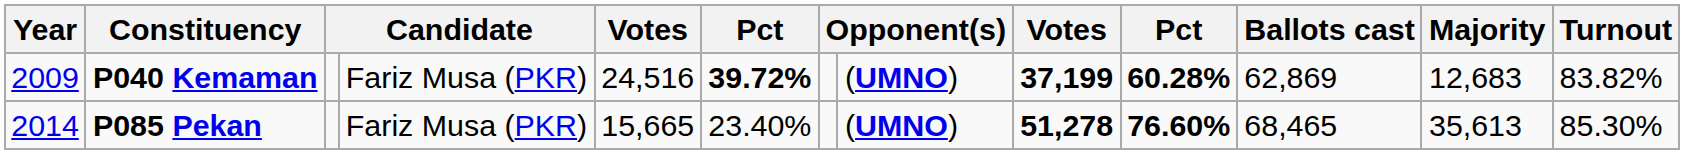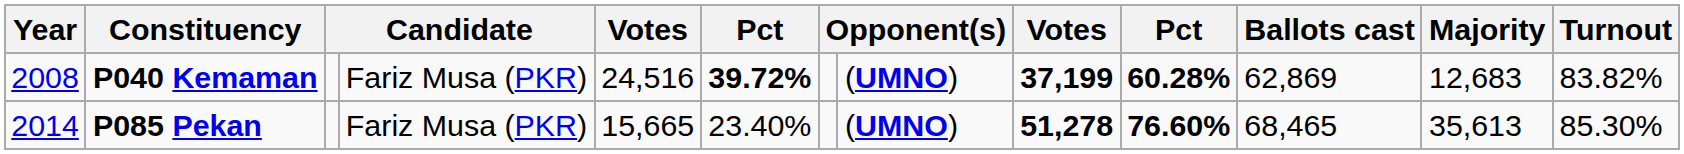(45, 77) 2009 -> (45, 77) 2008
